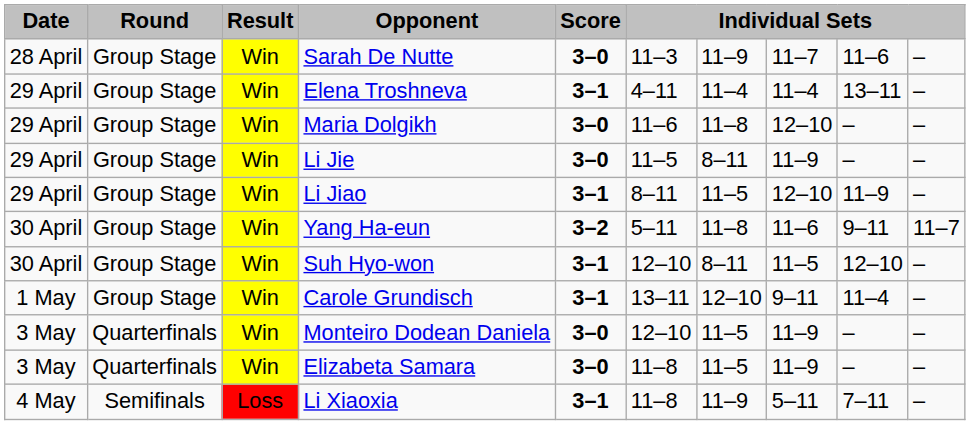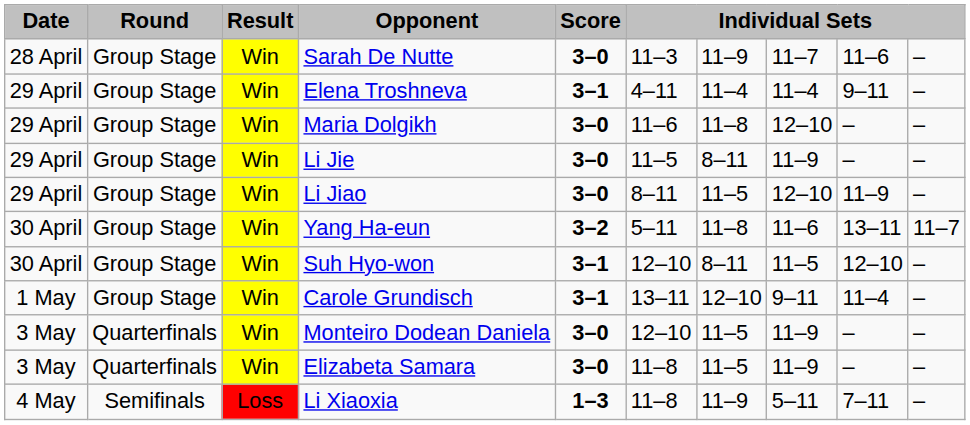(872, 90) 13–11 -> (866, 90) 9–11
(590, 194) 3–1 -> (590, 194) 3–0
(866, 228) 9–11 -> (872, 228) 13–11
(590, 401) 3–1 -> (590, 401) 1–3
